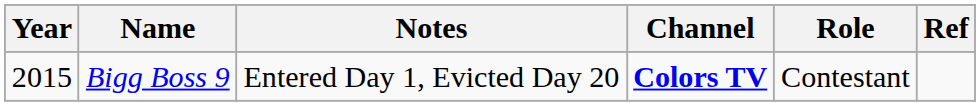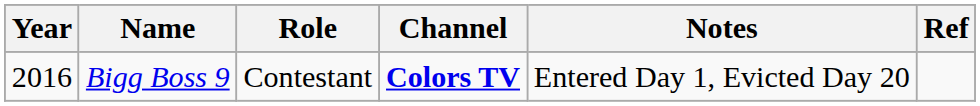columns swapped: (845, 28) <-> (431, 28)
(42, 76) 2015 -> (42, 76) 2016
